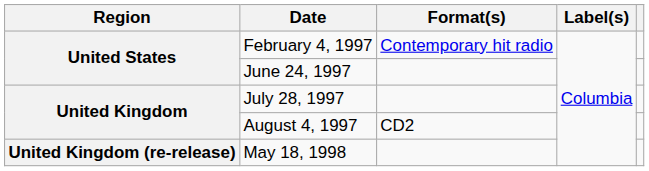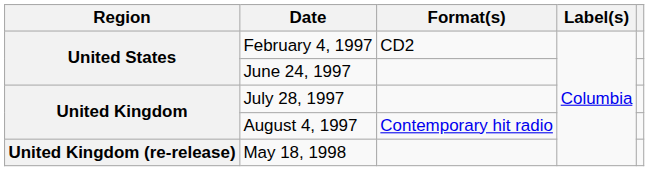(467, 44) Contemporary hit radio -> (397, 44) CD2
(397, 125) CD2 -> (467, 125) Contemporary hit radio
